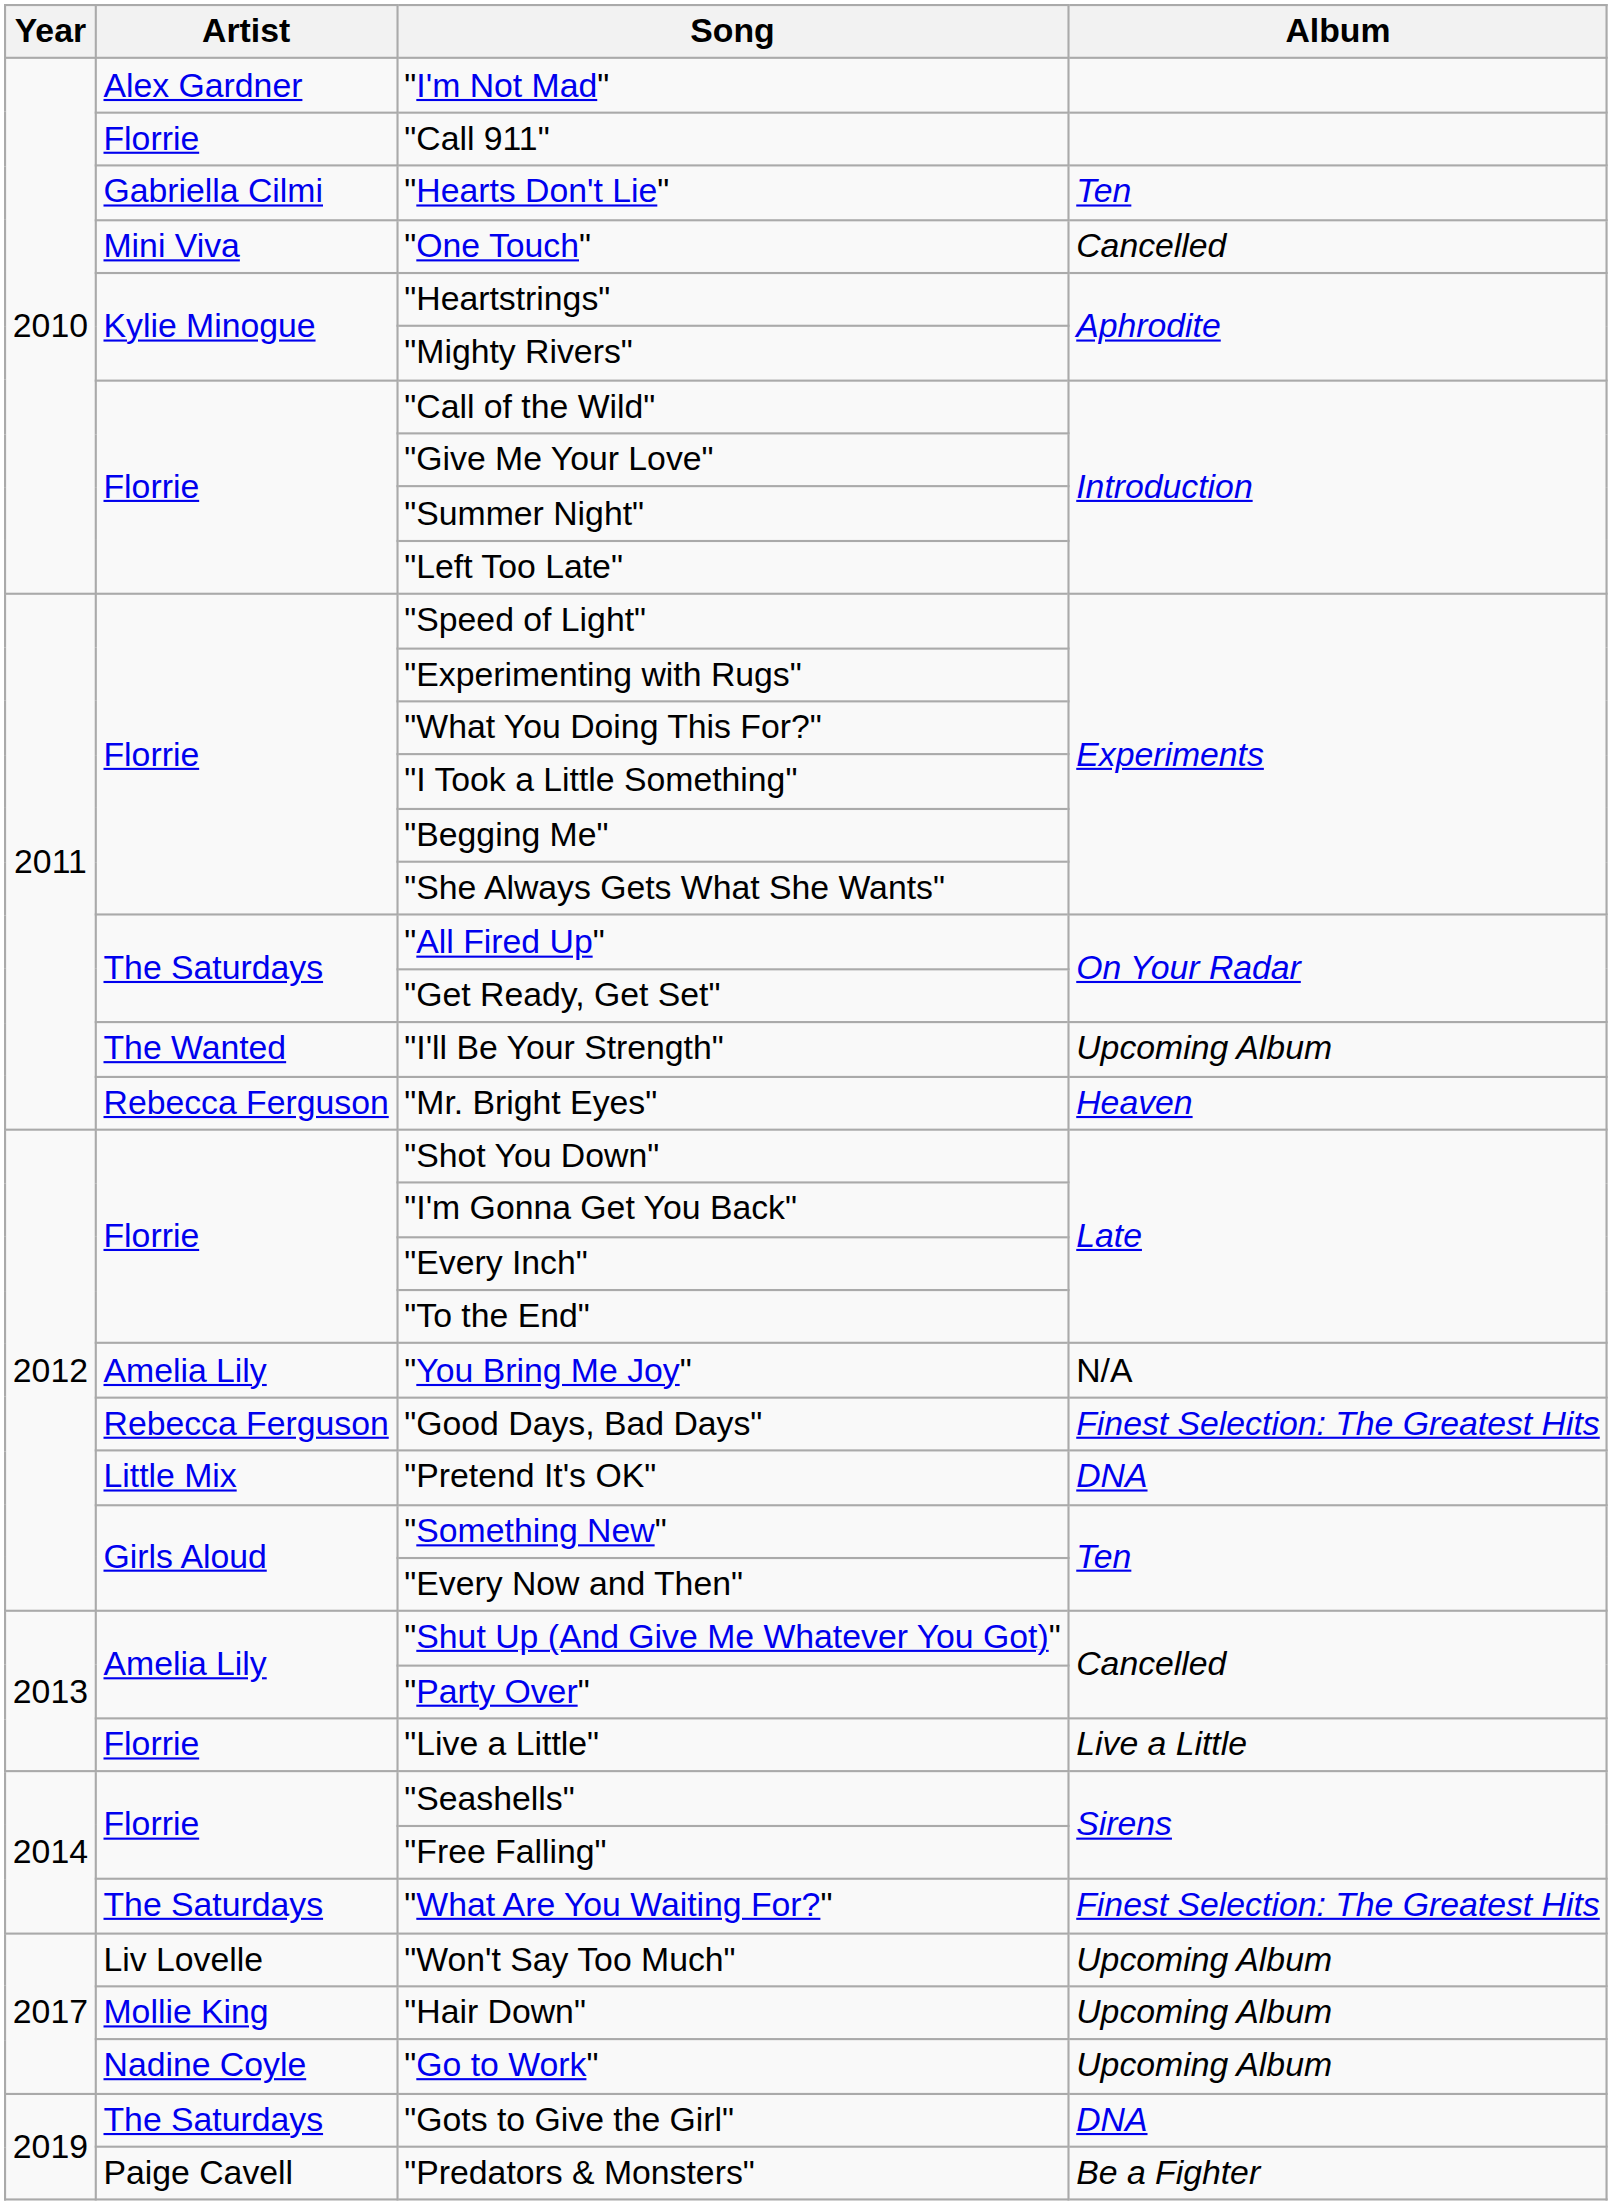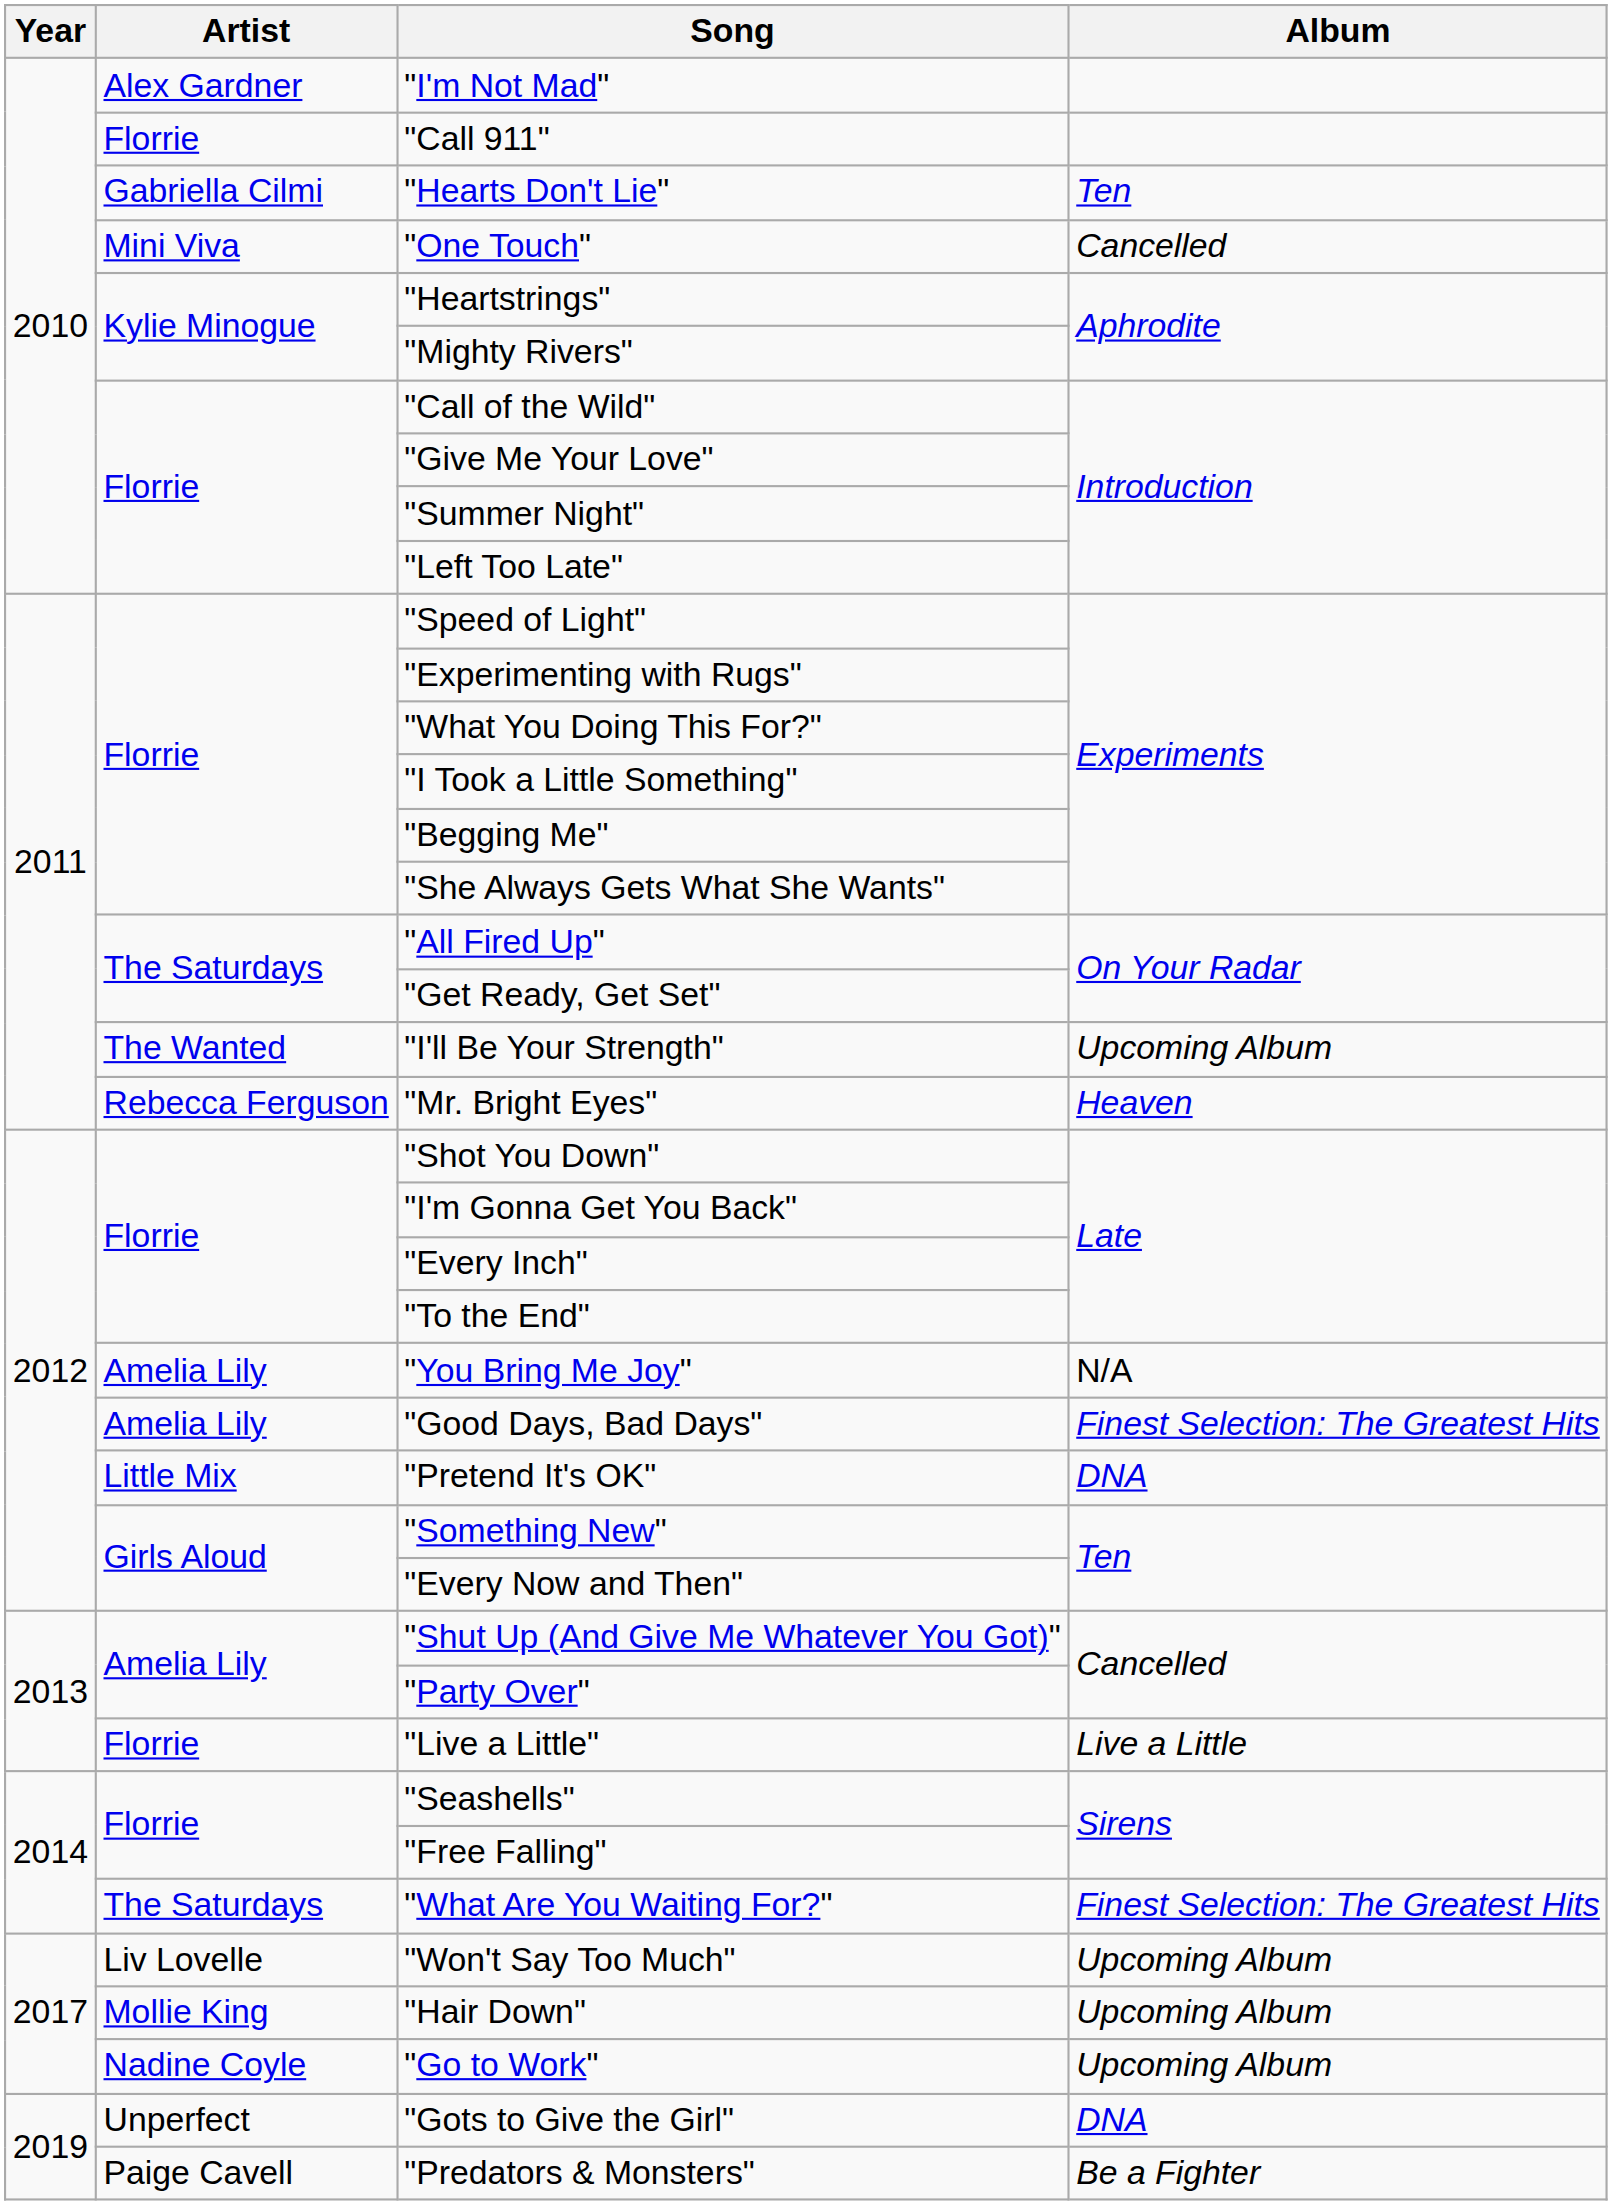(246, 1423) Rebecca Ferguson -> (185, 1423) Amelia Lily
(213, 2119) The Saturdays -> (177, 2119) Unperfect
